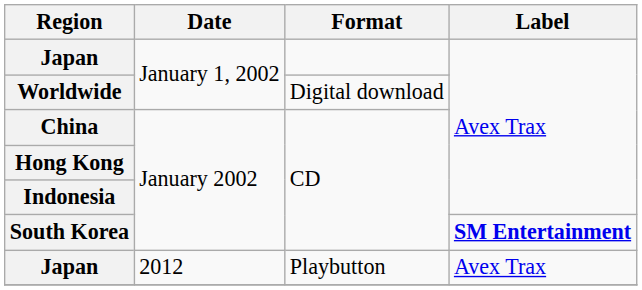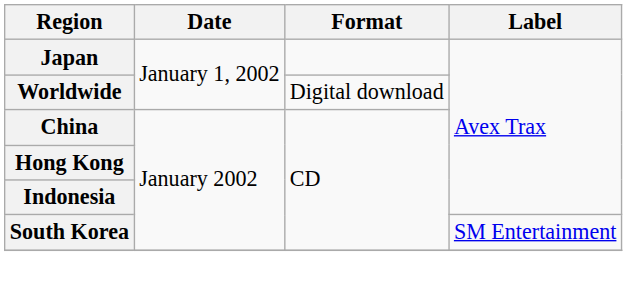(543, 232) bold -> (535, 232) normal
- row: (69, 267)
